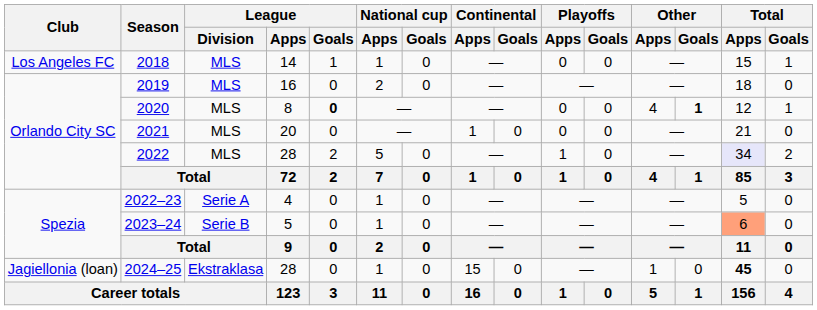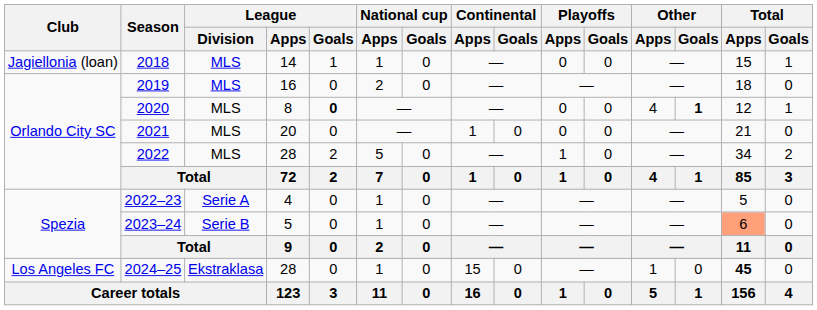(63, 62) Los Angeles FC -> (63, 62) Jagiellonia (loan)
(743, 154) lavender background -> (743, 154) no background
(63, 270) Jagiellonia (loan) -> (63, 270) Los Angeles FC
